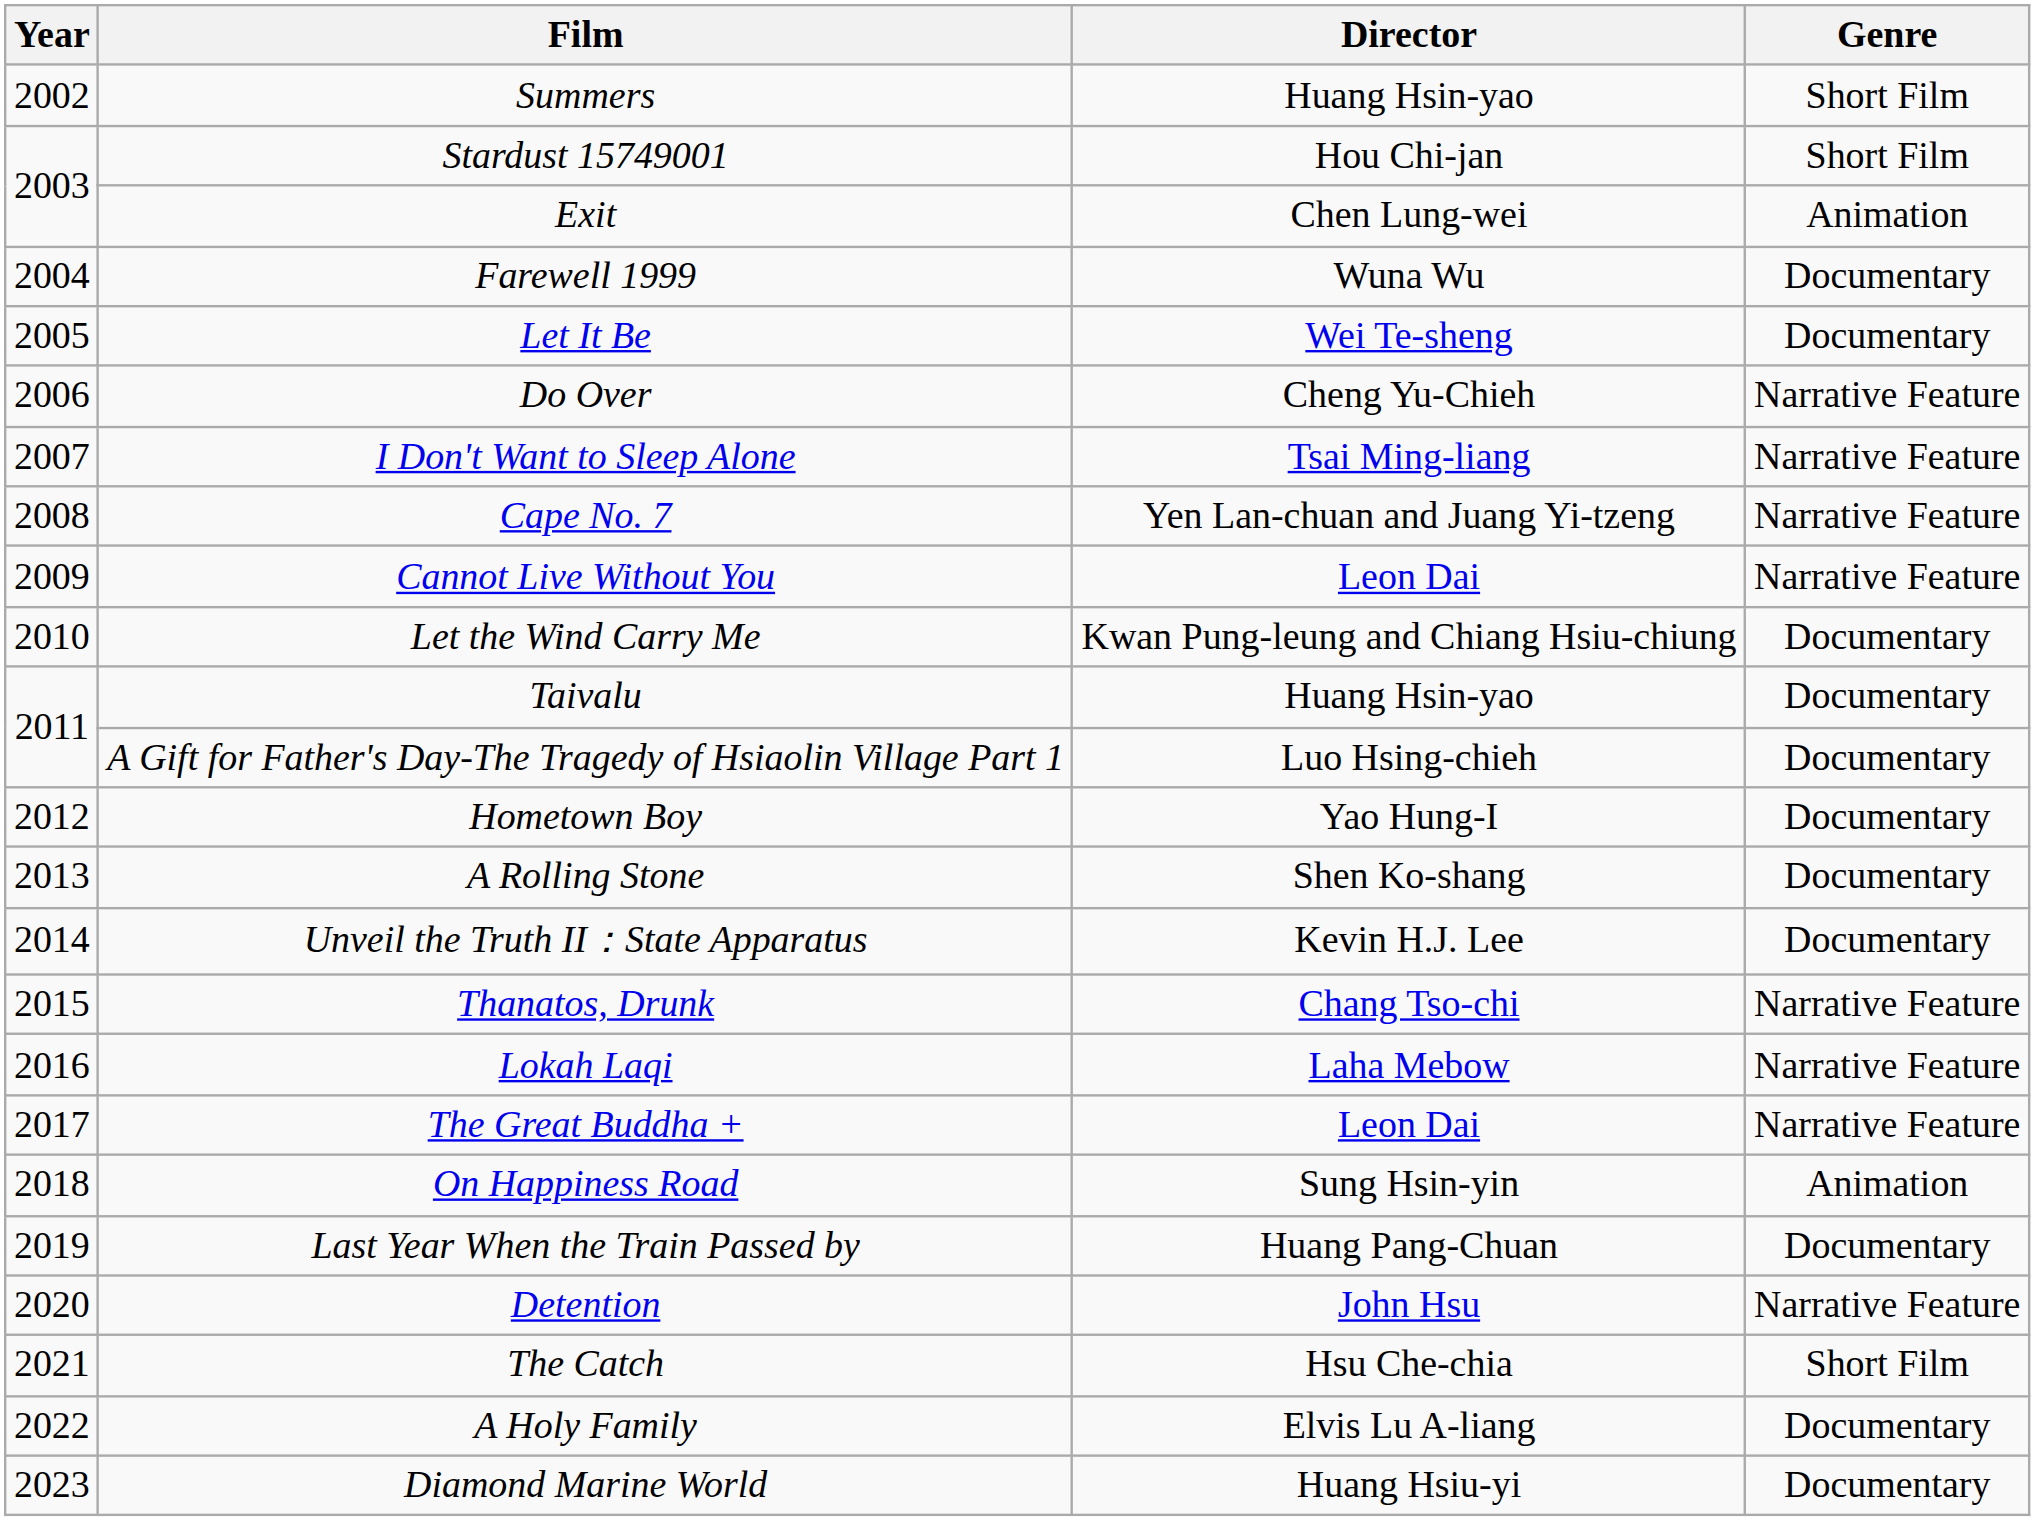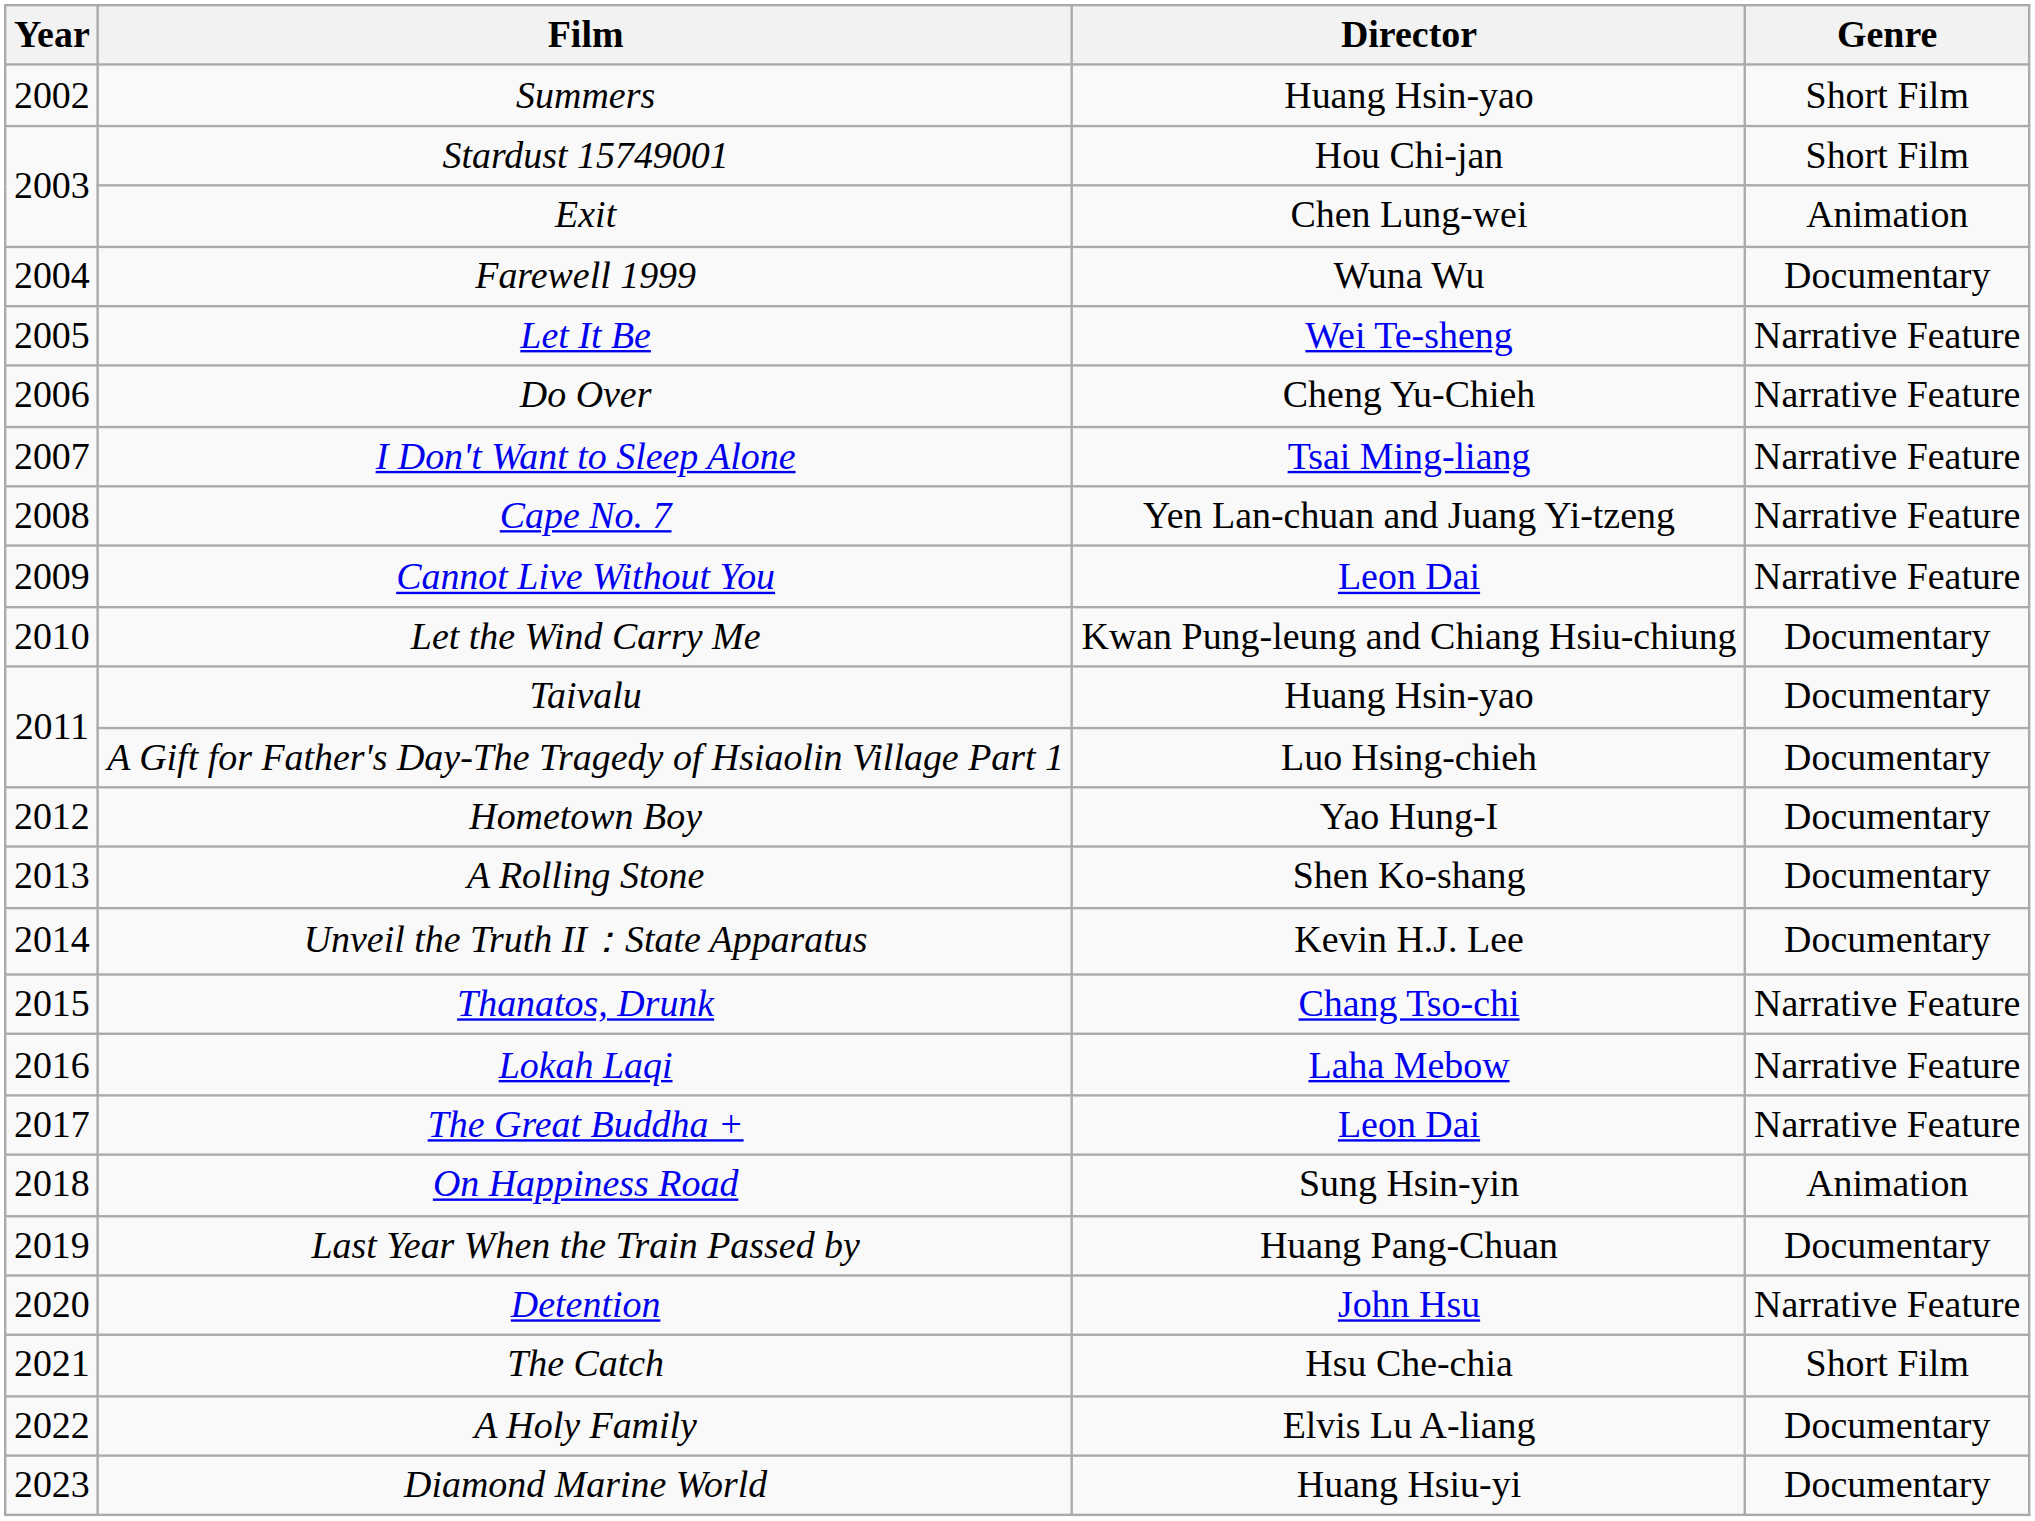(1887, 335) Documentary -> (1887, 335) Narrative Feature
